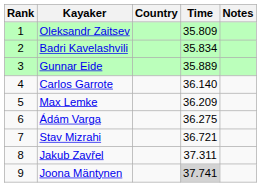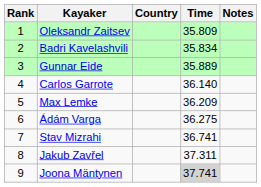(200, 137) 36.721 -> (200, 137) 36.741
